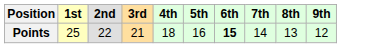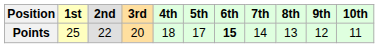+ column: (355, 14)
(137, 33) 21 -> (137, 33) 20
(199, 33) 16 -> (199, 33) 17
